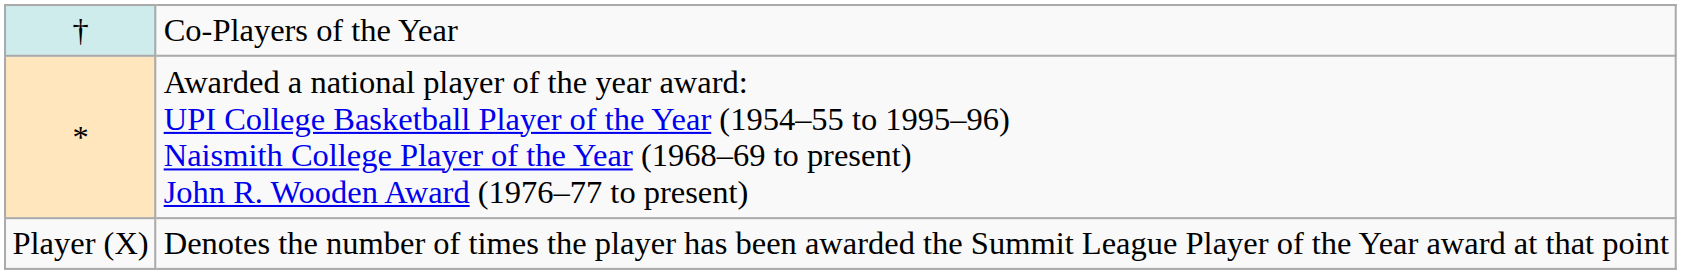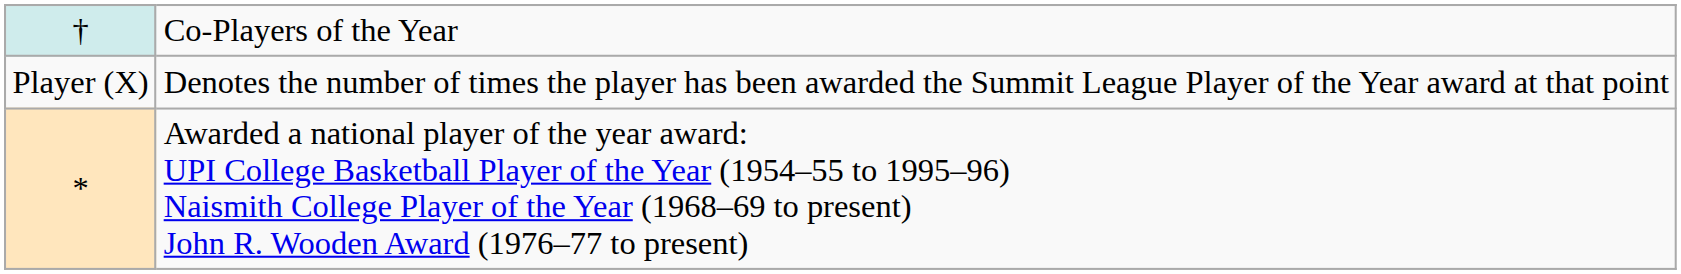rows swapped: (81, 136) <-> (81, 242)
